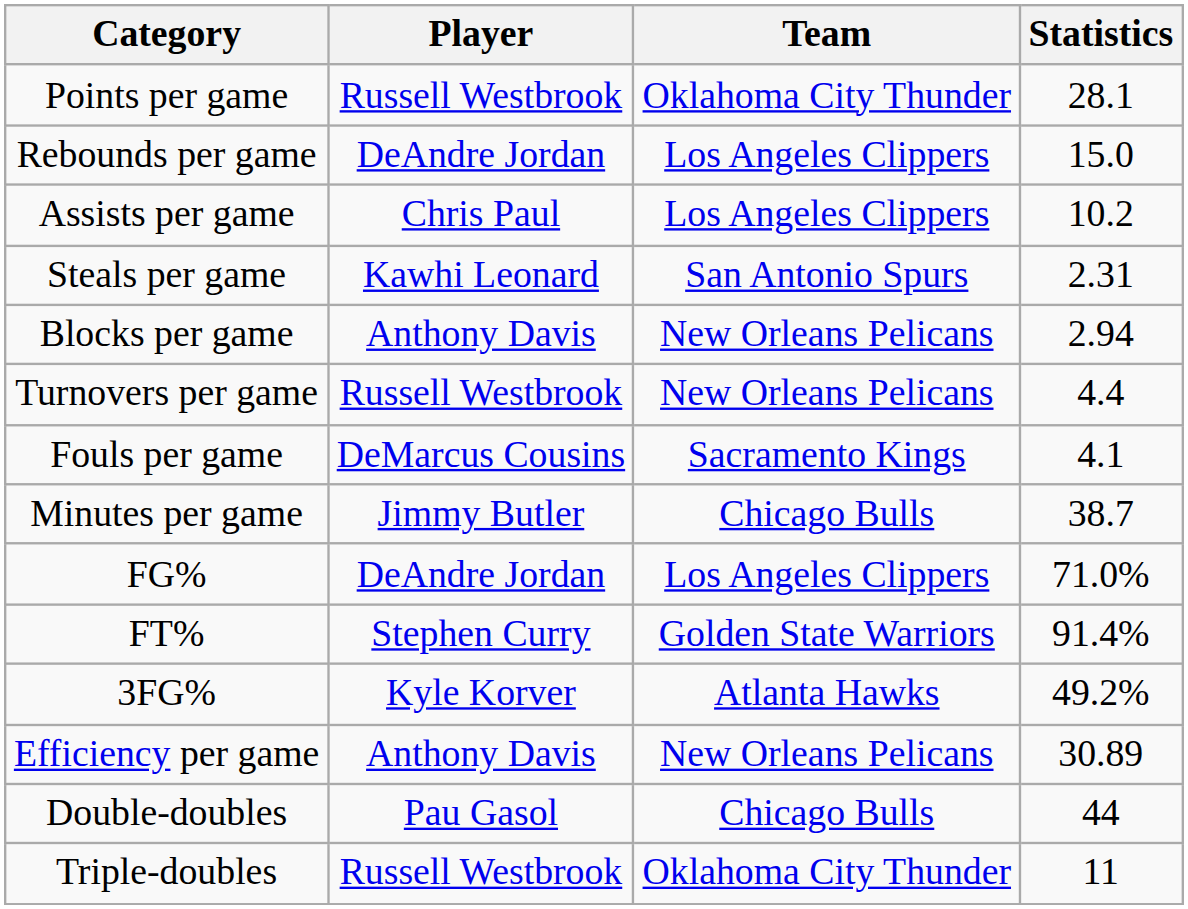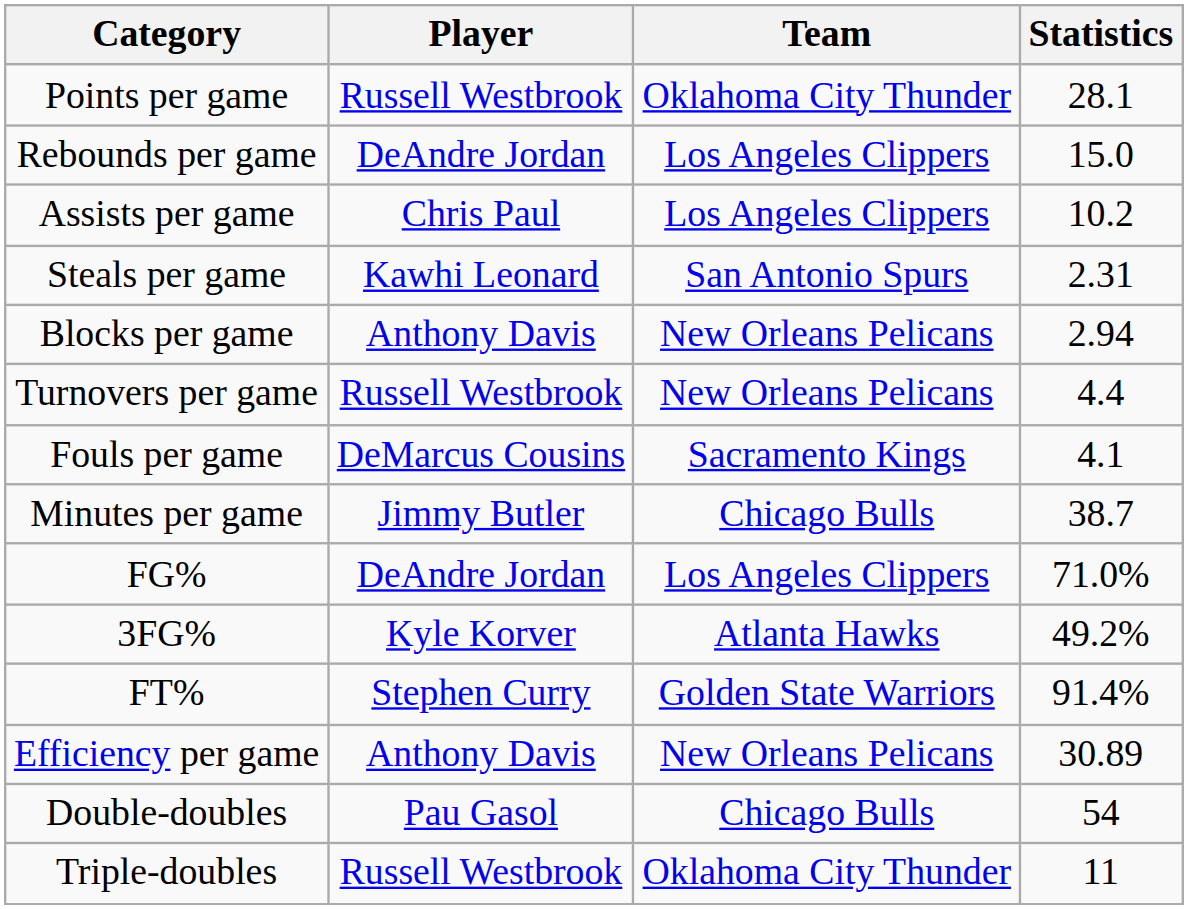rows swapped: (167, 633) <-> (167, 693)
(1101, 812) 44 -> (1101, 812) 54
